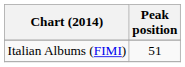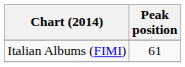(155, 51) 51 -> (155, 51) 61
